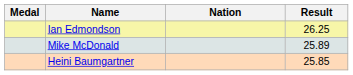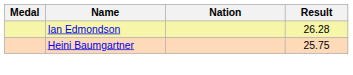(317, 29) 26.25 -> (317, 29) 26.28
- row: (83, 46)
(317, 62) 25.85 -> (317, 46) 25.75
